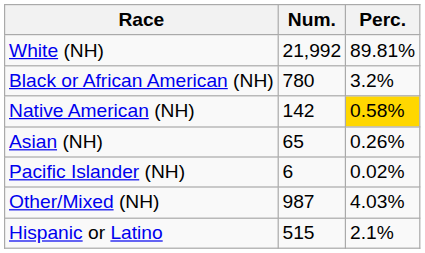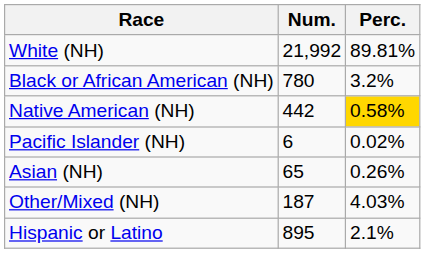(299, 111) 142 -> (299, 111) 442
rows swapped: (56, 141) <-> (97, 171)
(299, 202) 987 -> (299, 202) 187
(299, 232) 515 -> (299, 232) 895
